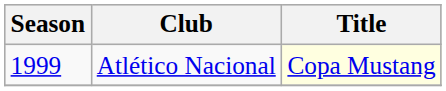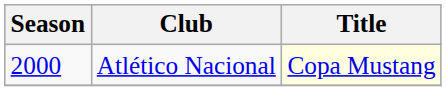(36, 64) 1999 -> (36, 64) 2000
